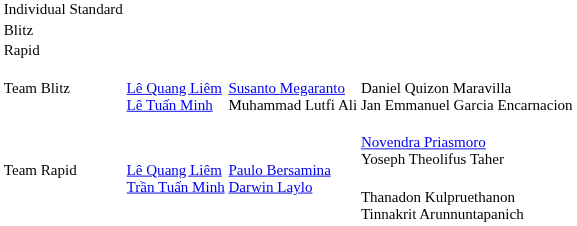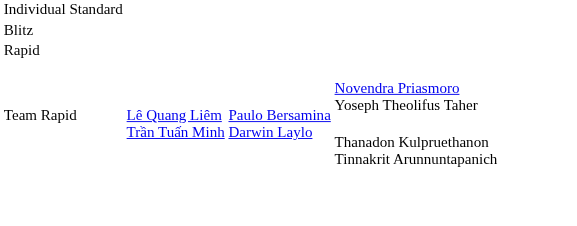- row: (37, 88)
